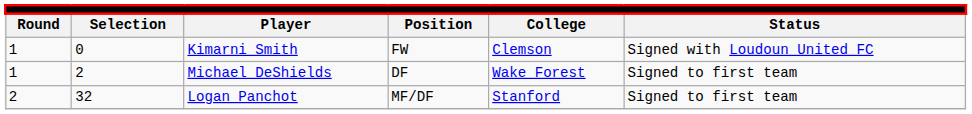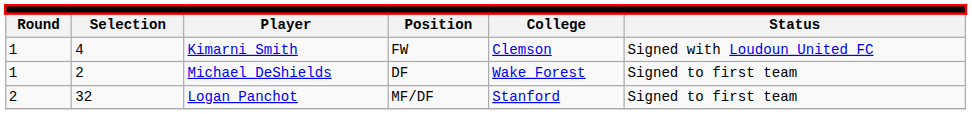(79, 49) 0 -> (79, 49) 4
